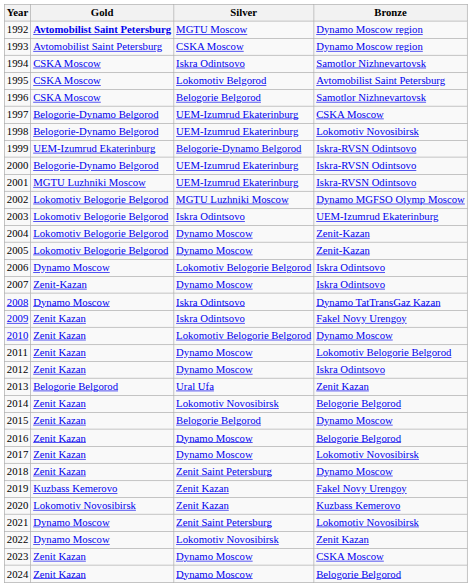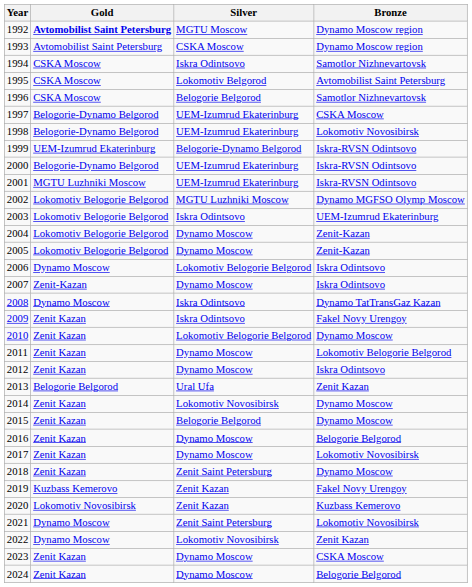(359, 404) Belogorie Belgorod -> (354, 404) Dynamo Moscow
